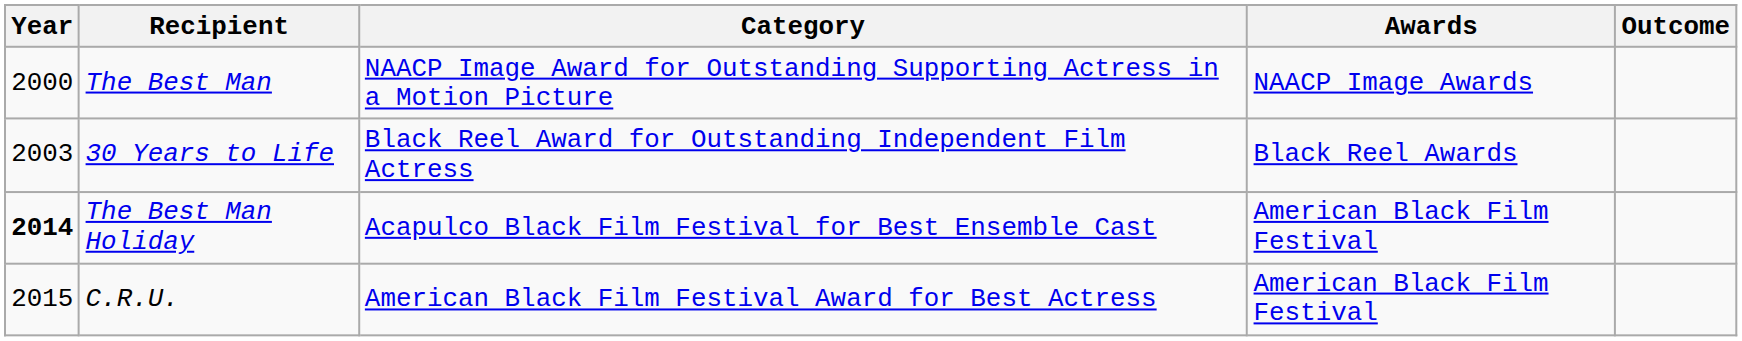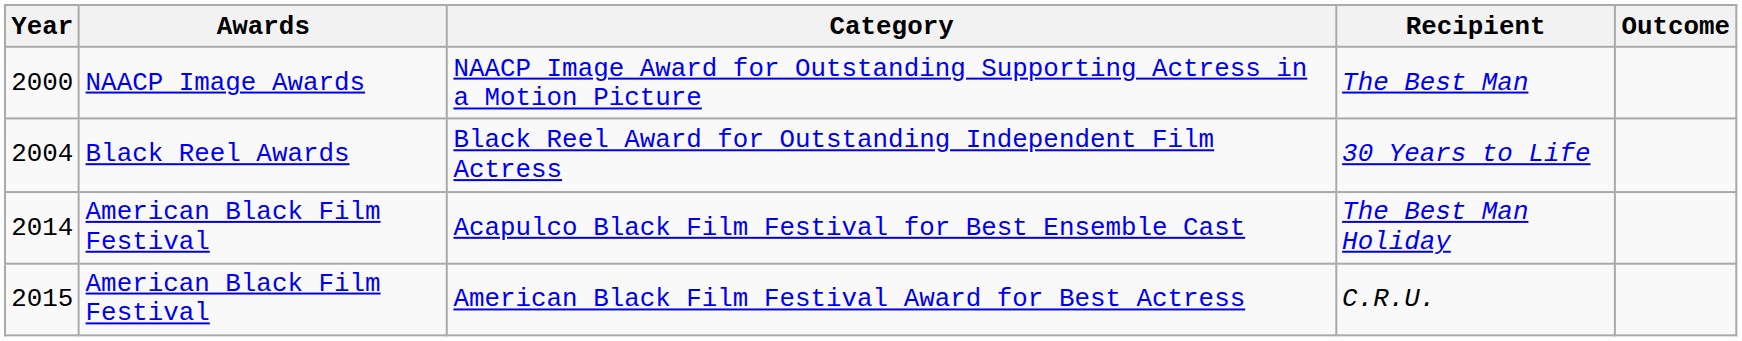columns swapped: (1431, 26) <-> (219, 26)
(42, 155) 2003 -> (42, 155) 2004
(42, 227) bold -> (42, 227) normal
